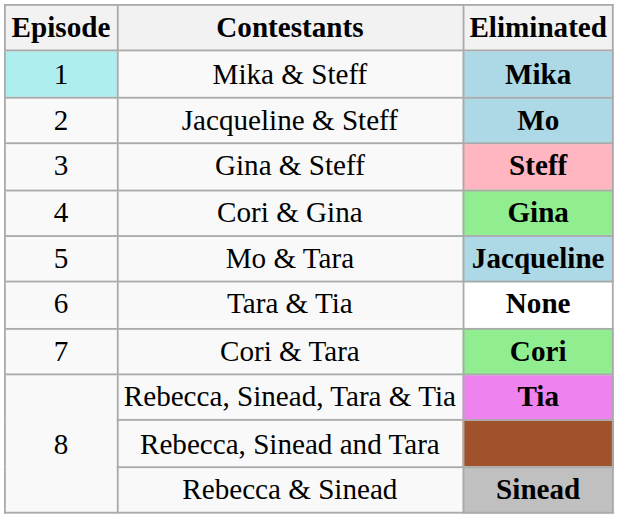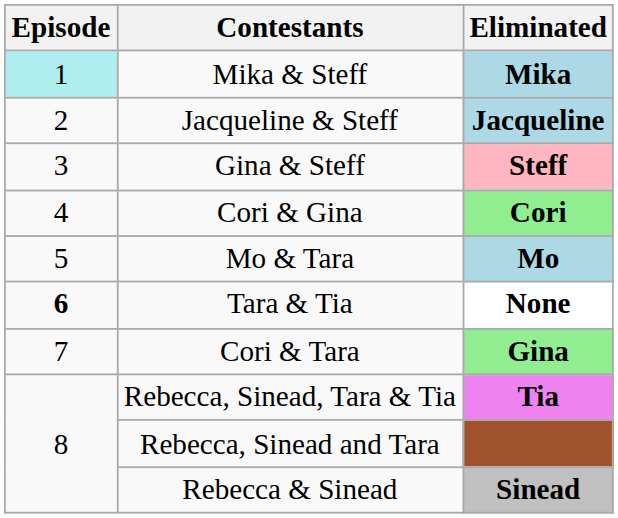(538, 119) Mo -> (538, 119) Jacqueline
(538, 212) Gina -> (538, 212) Cori
(538, 258) Jacqueline -> (538, 258) Mo
(61, 304) normal -> (61, 304) bold
(538, 350) Cori -> (538, 350) Gina
